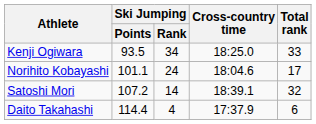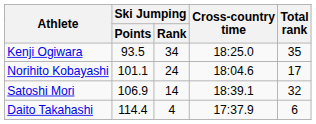(295, 53) 33 -> (295, 53) 35
(133, 91) 107.2 -> (133, 91) 106.9
